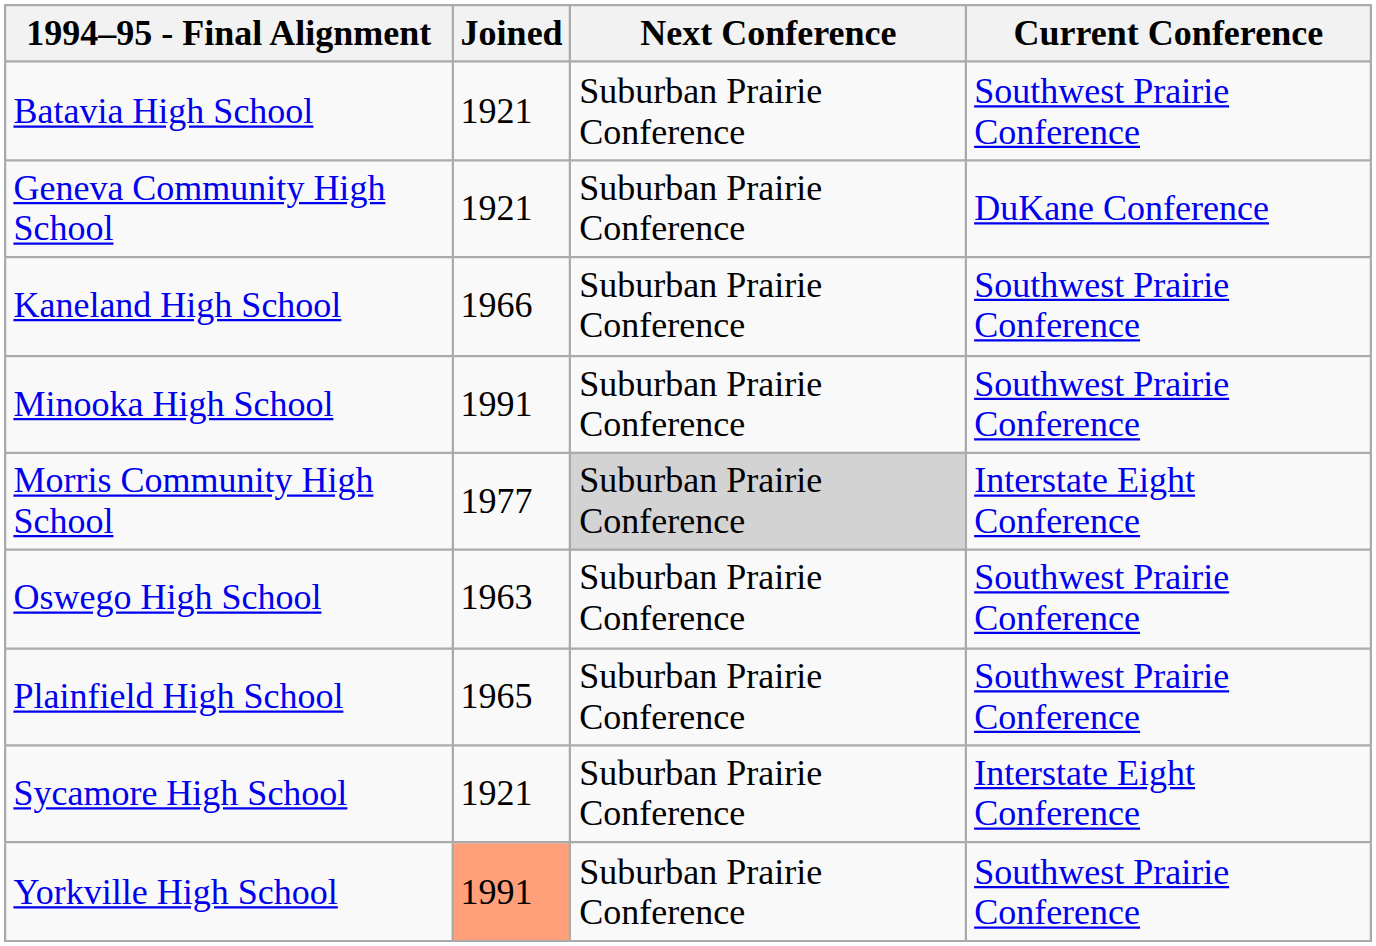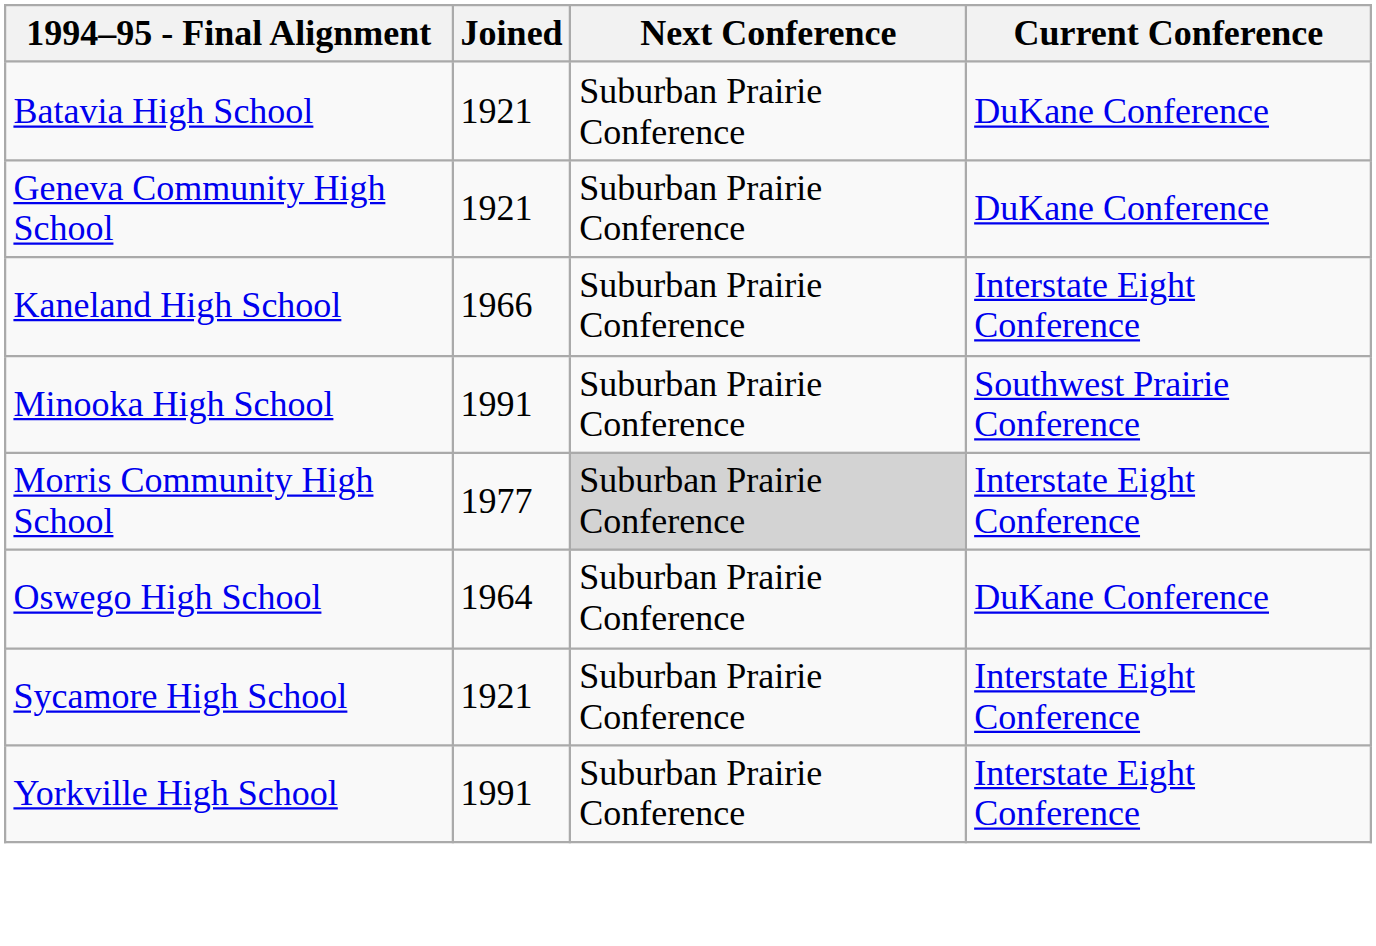(1102, 110) Southwest Prairie Conference -> (1122, 110) DuKane Conference
(1102, 305) Southwest Prairie Conference -> (1085, 305) Interstate Eight Conference
(497, 598) 1963 -> (497, 598) 1964
(1102, 598) Southwest Prairie Conference -> (1122, 598) DuKane Conference
- row: (178, 695)
(497, 891) lightsalmon background -> (497, 793) no background
(1102, 891) Southwest Prairie Conference -> (1085, 793) Interstate Eight Conference
